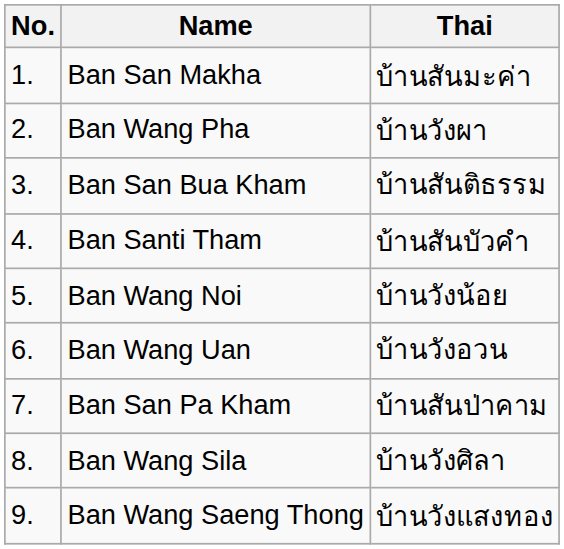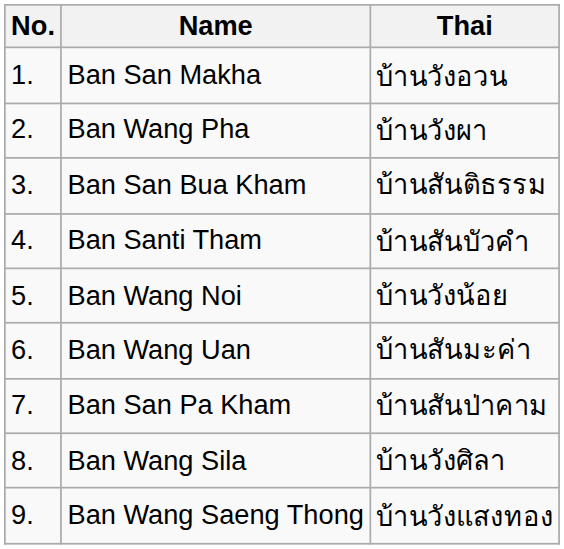(454, 76) บ้านสันมะค่า -> (442, 76) บ้านวังอวน
(442, 351) บ้านวังอวน -> (454, 351) บ้านสันมะค่า
